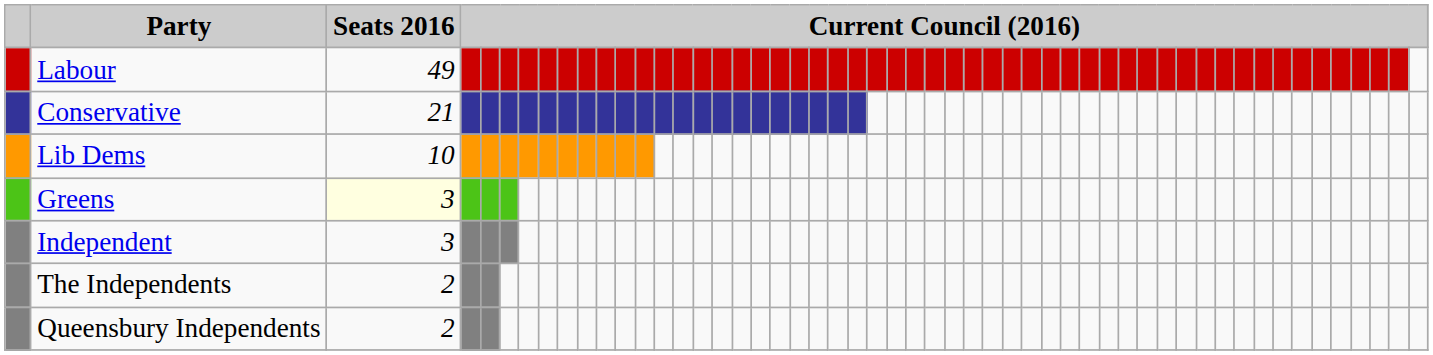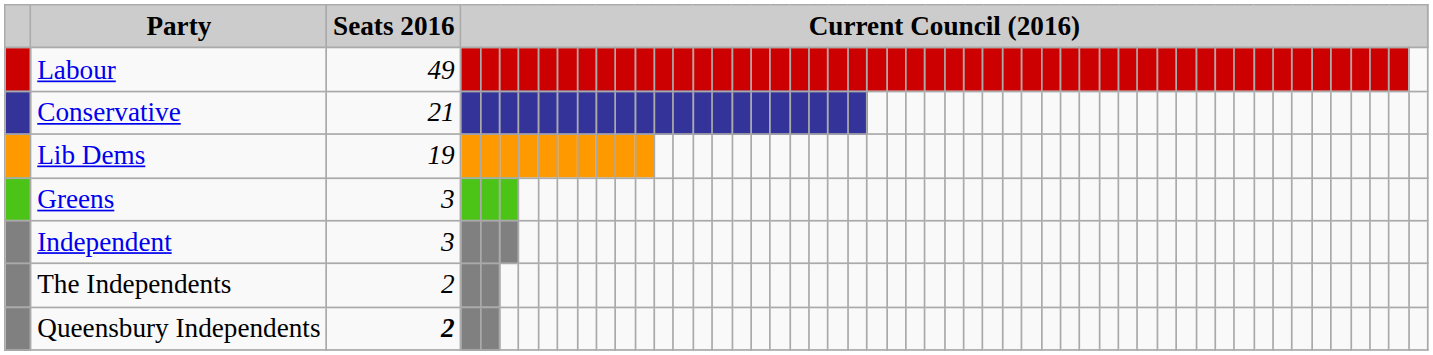(441, 155) 10 -> (441, 155) 19
(448, 198) lightyellow background -> (448, 198) no background
(448, 328) normal -> (448, 328) bold
